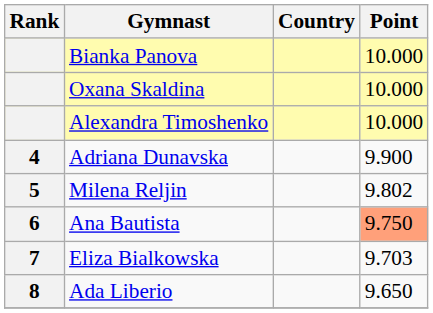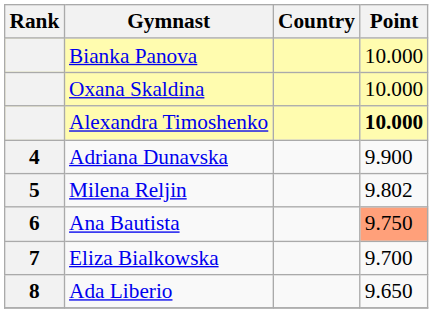(394, 122) normal -> (394, 122) bold
(389, 257) 9.703 -> (389, 257) 9.700
